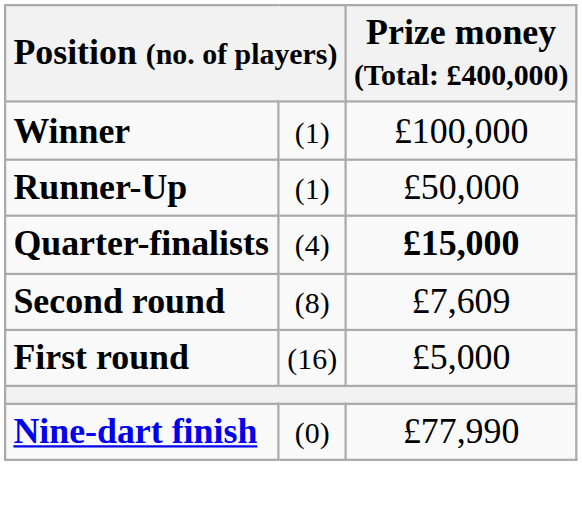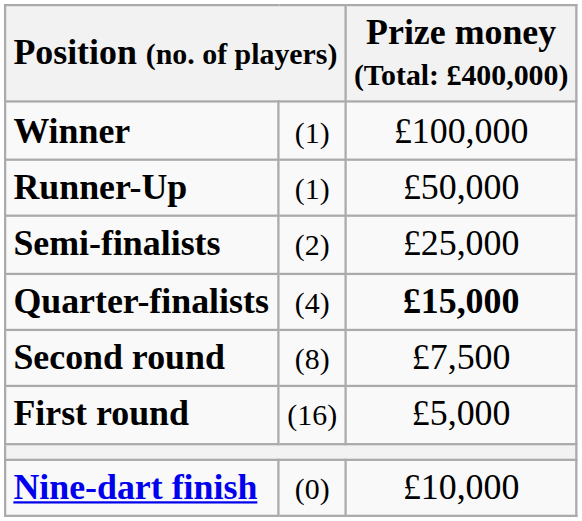+ row: (117, 243)
(461, 300) £7,609 -> (461, 357) £7,500
(461, 430) £77,990 -> (461, 487) £10,000
